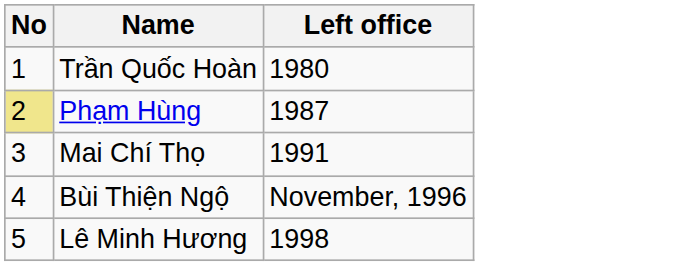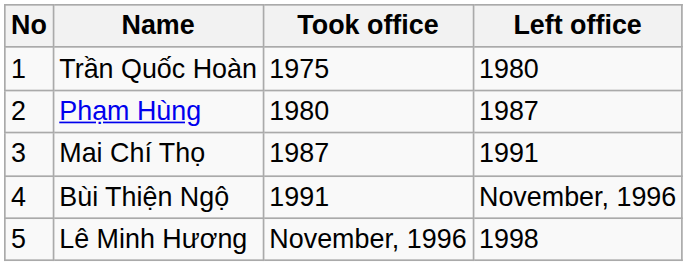+ column: (368, 25)
(19, 111) khaki background -> (19, 111) no background
